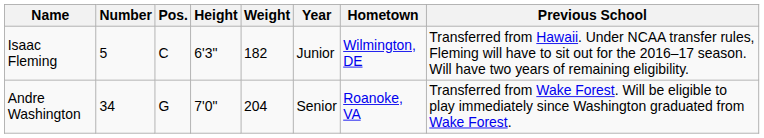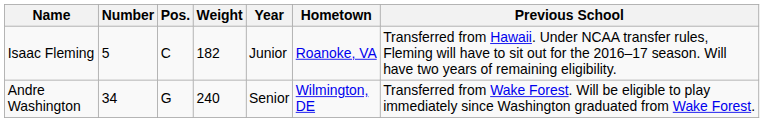- column: (216, 15)
(380, 53) Wilmington, DE -> (336, 53) Roanoke, VA
(256, 106) 204 -> (208, 98) 240
(373, 106) Roanoke, VA -> (332, 98) Wilmington, DE
